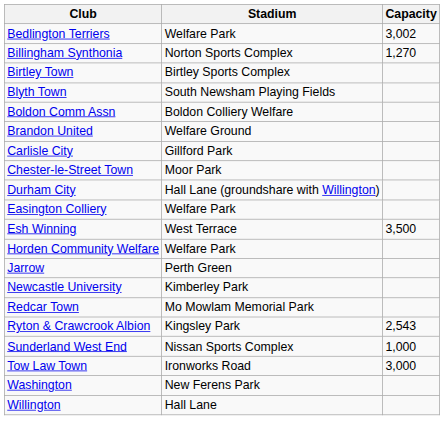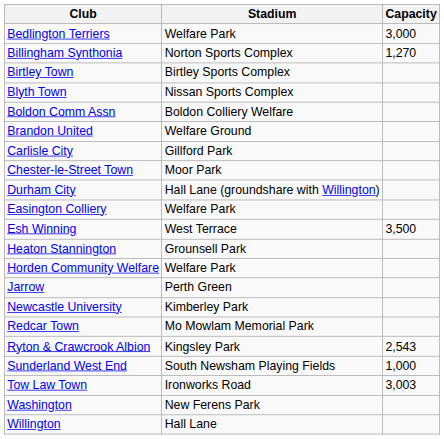(401, 33) 3,002 -> (401, 33) 3,000
(250, 92) South Newsham Playing Fields -> (229, 92) Nissan Sports Complex
+ row: (62, 248)
(229, 346) Nissan Sports Complex -> (250, 365) South Newsham Playing Fields
(401, 365) 3,000 -> (401, 385) 3,003
